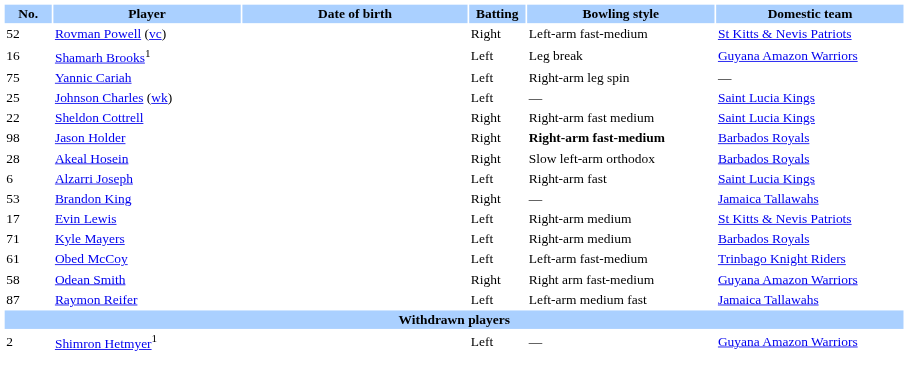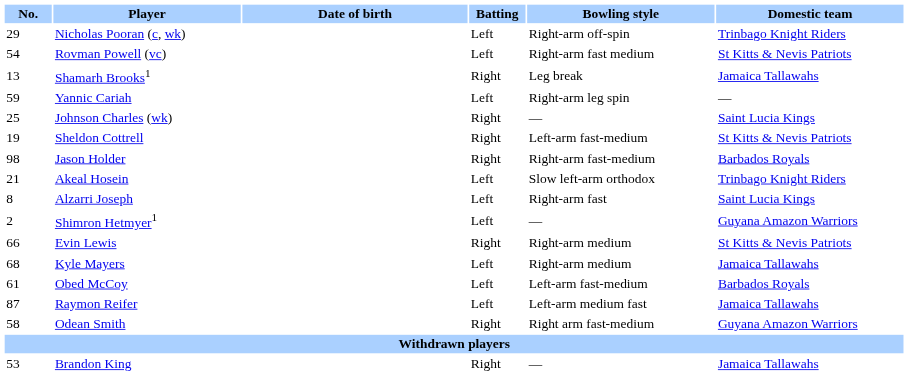+ row: (120, 34)
(13, 34) 52 -> (13, 54) 54
(486, 34) Right -> (482, 54) Left
(588, 34) Left-arm fast-medium -> (591, 54) Right-arm fast medium
(13, 56) 16 -> (13, 76) 13
(482, 56) Left -> (486, 76) Right
(788, 56) Guyana Amazon Warriors -> (768, 76) Jamaica Tallawahs
(13, 78) 75 -> (13, 98) 59
(482, 98) Left -> (486, 118) Right
(13, 118) 22 -> (13, 138) 19
(591, 118) Right-arm fast medium -> (588, 138) Left-arm fast-medium
(766, 118) Saint Lucia Kings -> (785, 138) St Kitts & Nevis Patriots
(597, 138) bold -> (592, 158) normal
(13, 158) 28 -> (13, 178) 21
(486, 158) Right -> (482, 178) Left
(764, 158) Barbados Royals -> (782, 178) Trinbago Knight Riders
(10, 178) 6 -> (10, 199) 8
rows swapped: (93, 199) <-> (106, 342)
(13, 219) 17 -> (13, 243) 66
(482, 219) Left -> (486, 243) Right
(13, 239) 71 -> (13, 263) 68
(764, 239) Barbados Royals -> (768, 263) Jamaica Tallawahs
(782, 259) Trinbago Knight Riders -> (764, 283) Barbados Royals
rows swapped: (96, 299) <-> (90, 279)
